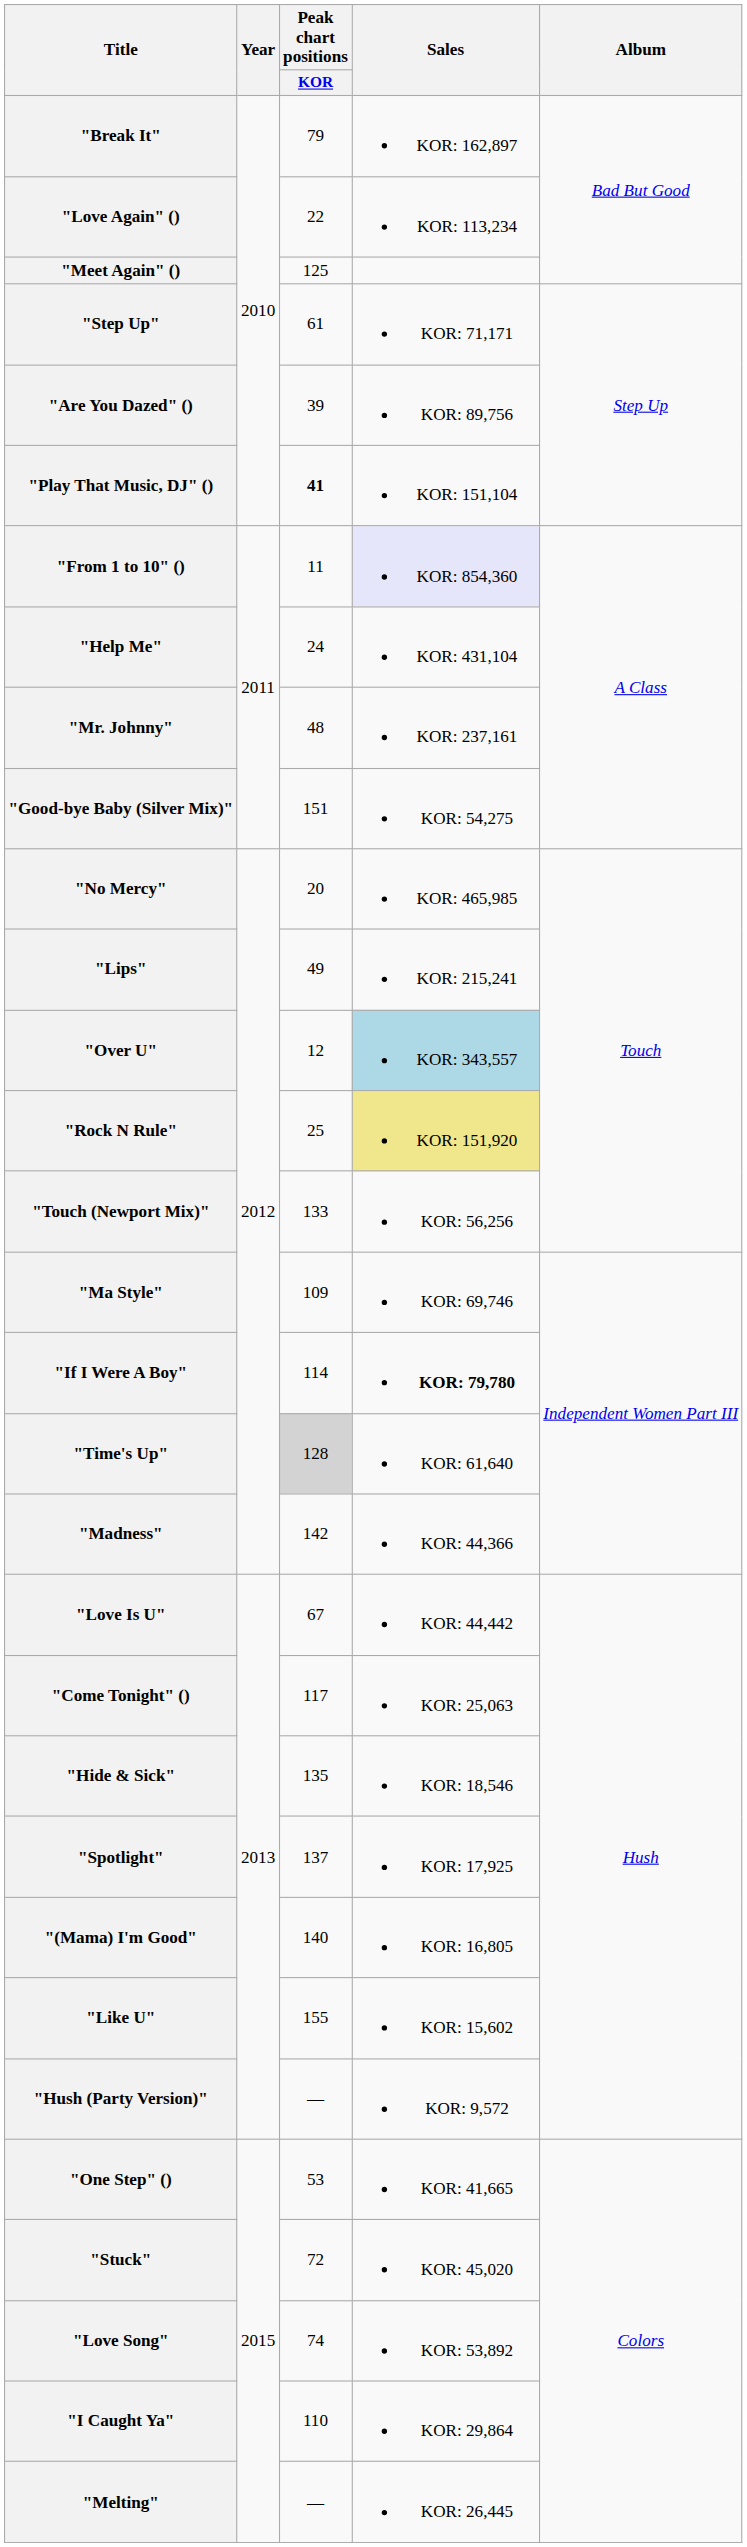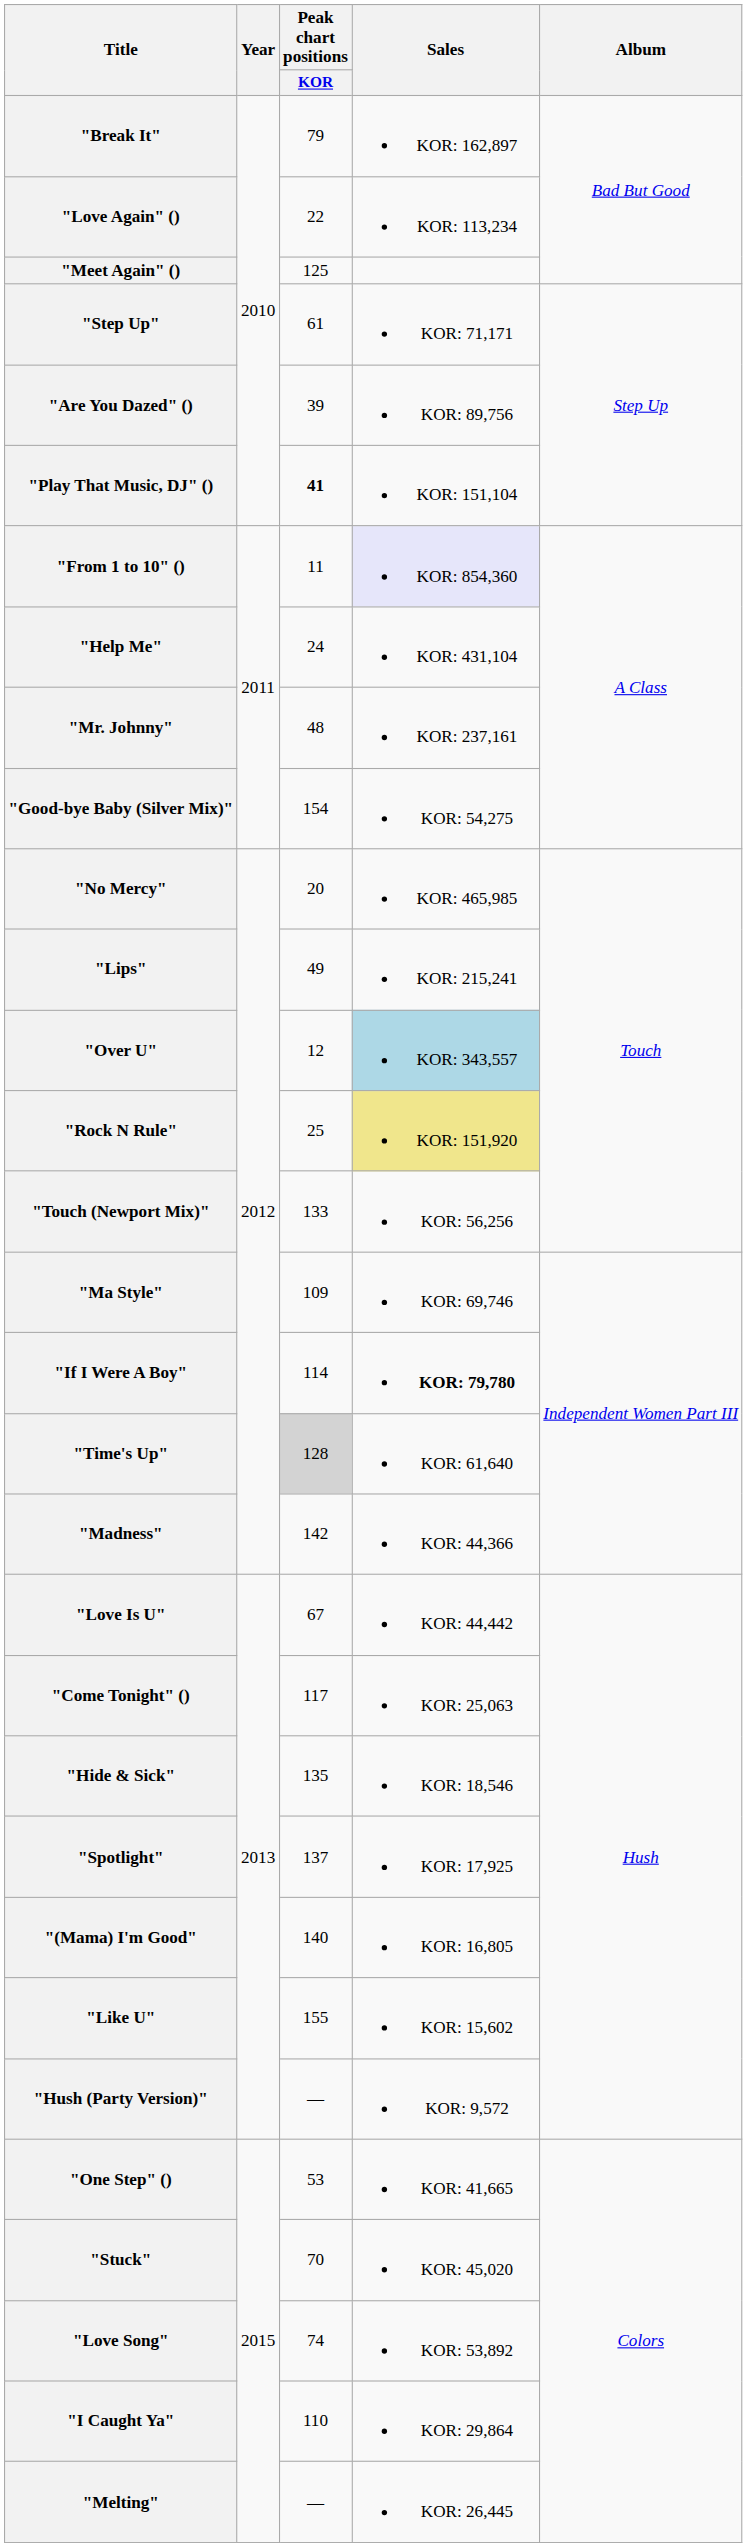(315, 808) 151 -> (315, 808) 154
(315, 2259) 72 -> (315, 2259) 70
